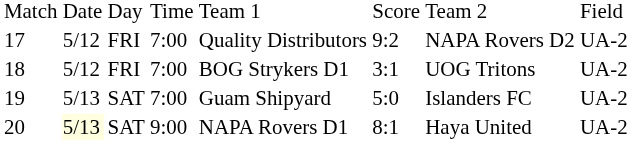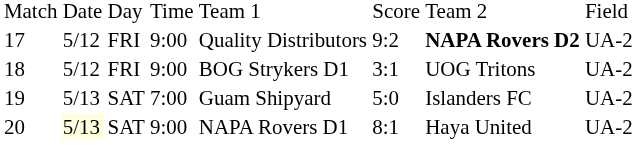(169, 40) 7:00 -> (169, 40) 9:00
(500, 40) normal -> (502, 40) bold
(169, 69) 7:00 -> (169, 69) 9:00
